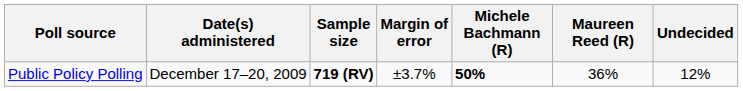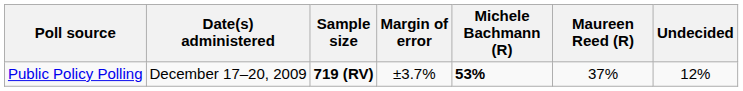(470, 74) 50% -> (470, 74) 53%
(603, 74) 36% -> (603, 74) 37%
